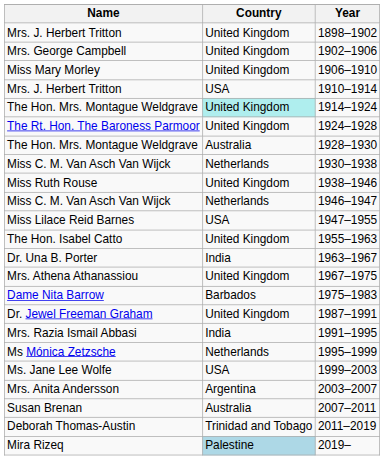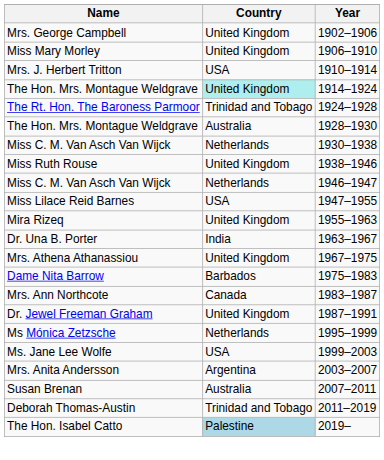- row: (348, 32)
(247, 126) United Kingdom -> (259, 107) Trinidad and Tobago
(65, 239) The Hon. Isabel Catto -> (35, 220) Mira Rizeq
+ row: (348, 295)
- row: (348, 333)
(35, 445) Mira Rizeq -> (65, 426) The Hon. Isabel Catto
